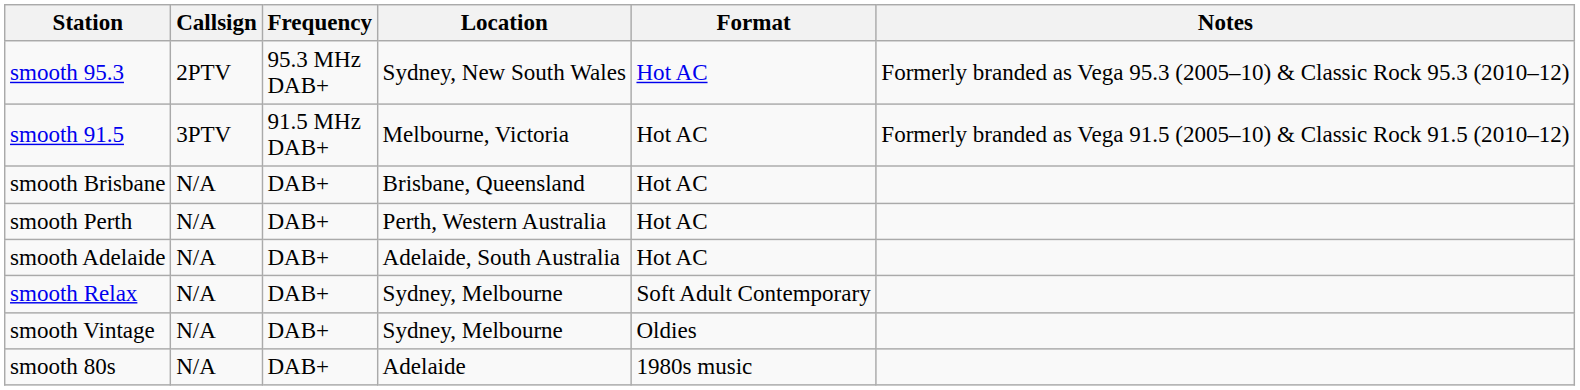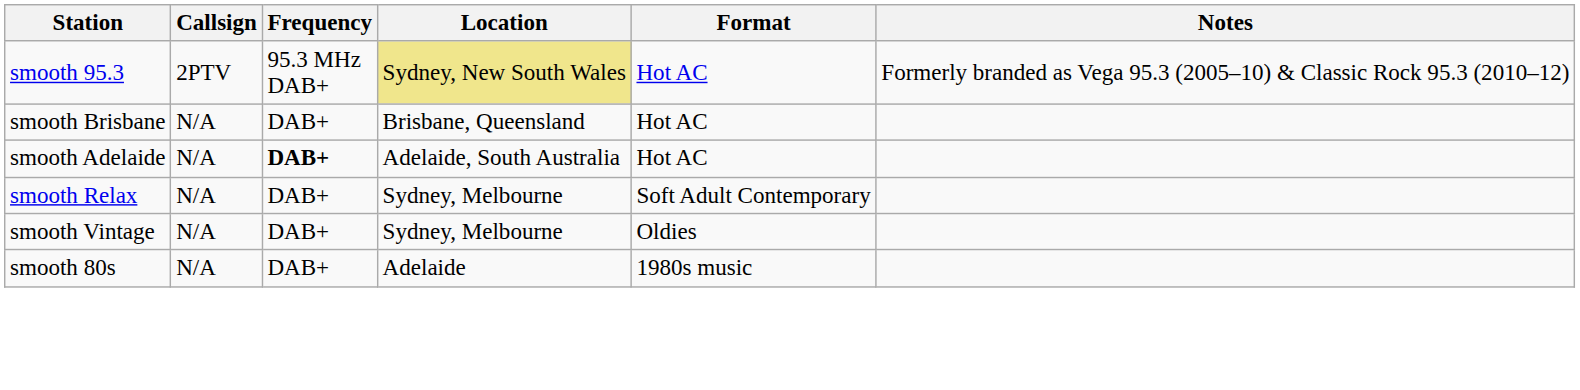(504, 72) no background -> (504, 72) khaki background
- row: (67, 134)
- row: (71, 220)
(298, 257) normal -> (298, 158) bold
